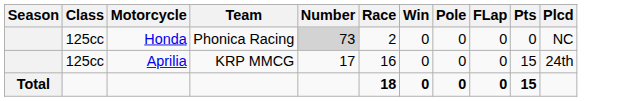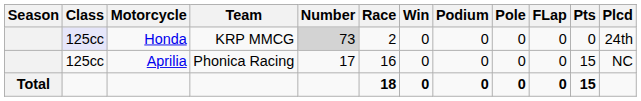+ column: (462, 15)
(85, 38) no background -> (85, 38) lavender background
(244, 38) Phonica Racing -> (255, 38) KRP MMCG
(563, 38) NC -> (619, 38) 24th
(255, 61) KRP MMCG -> (244, 61) Phonica Racing
(559, 61) 24th -> (622, 61) NC
